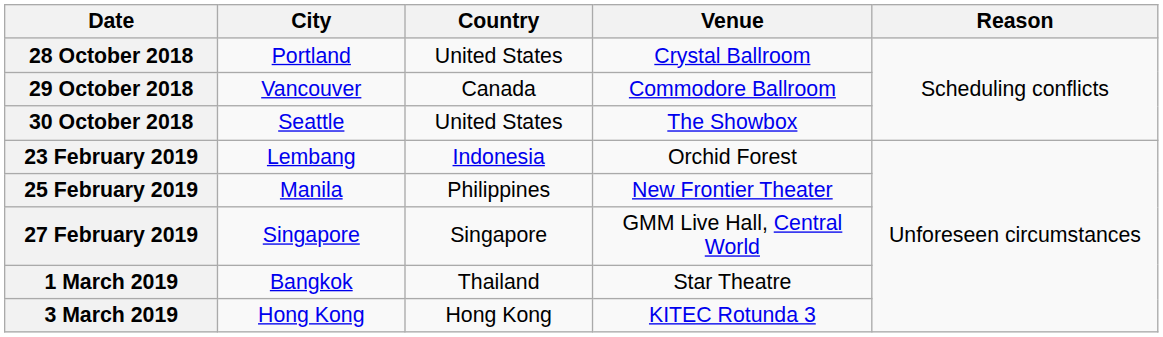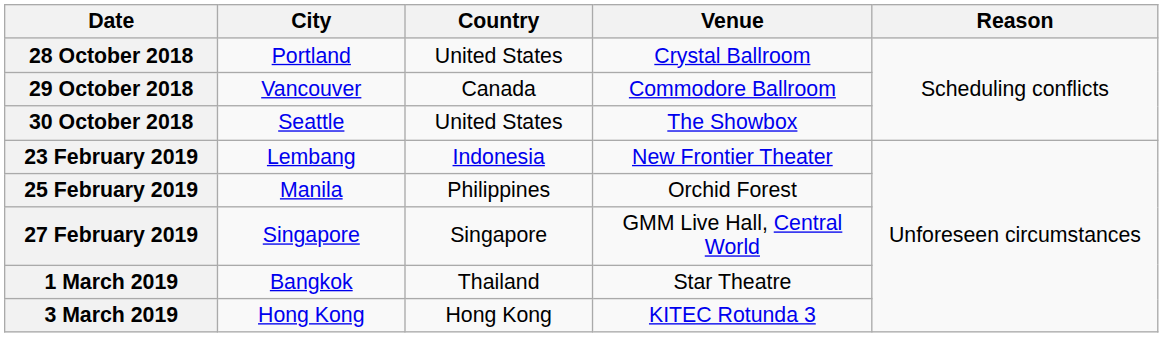(732, 156) Orchid Forest -> (732, 156) New Frontier Theater
(732, 190) New Frontier Theater -> (732, 190) Orchid Forest
